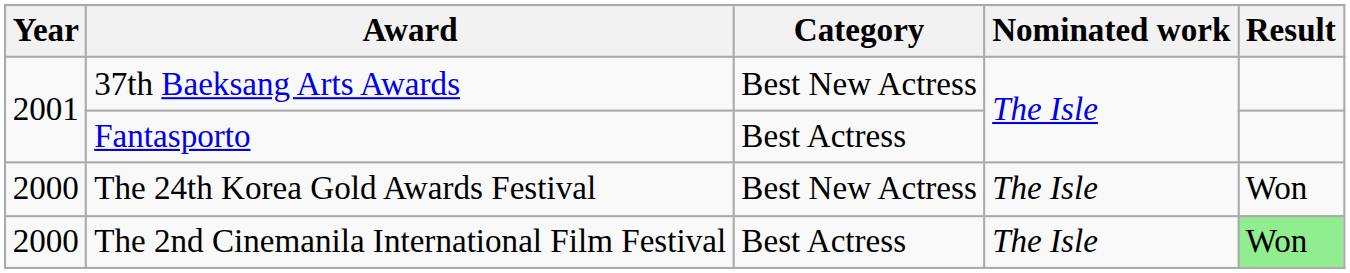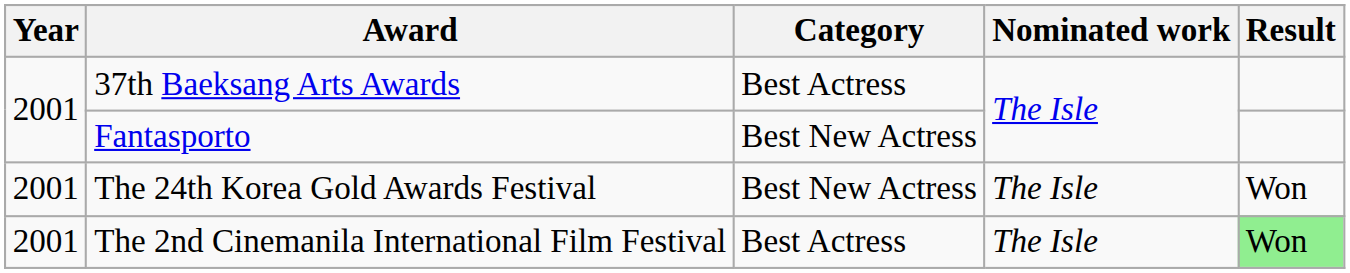(859, 83) Best New Actress -> (824, 83) Best Actress
(824, 135) Best Actress -> (859, 135) Best New Actress
(46, 188) 2000 -> (46, 188) 2001
(46, 240) 2000 -> (46, 240) 2001
